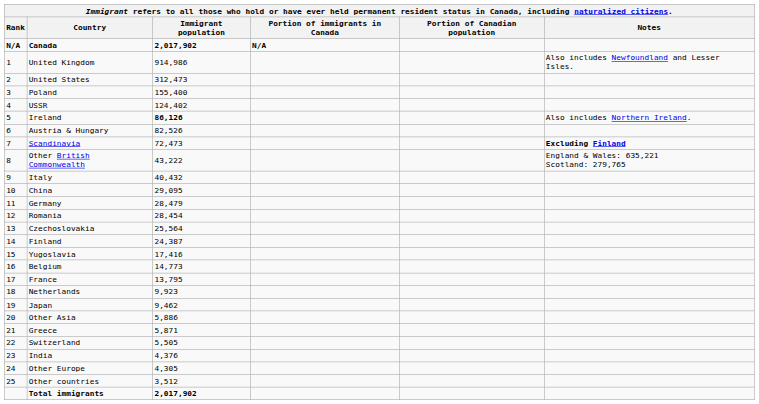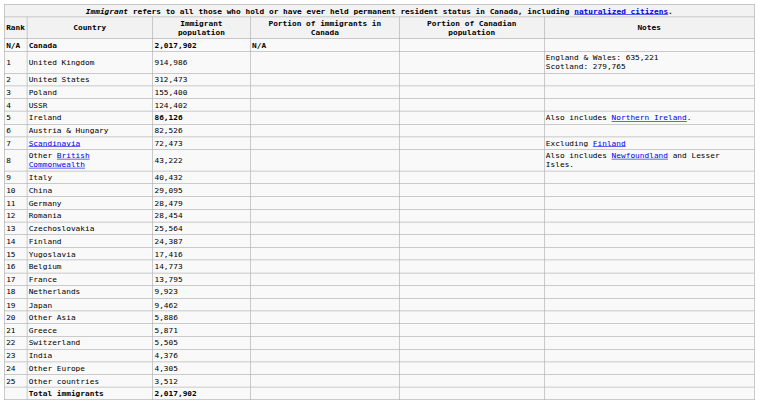(633, 62) Also includes Newfoundland and Lesser Isles. -> (602, 62) England & Wales: 635,221 Scotland: 279,765
(586, 143) bold -> (586, 143) normal
(602, 160) England & Wales: 635,221 Scotland: 279,765 -> (633, 160) Also includes Newfoundland and Lesser Isles.
